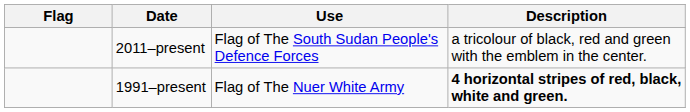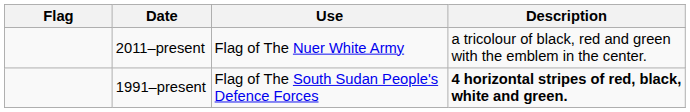(326, 47) Flag of The South Sudan People's Defence Forces -> (309, 47) Flag of The Nuer White Army
(309, 87) Flag of The Nuer White Army -> (326, 87) Flag of The South Sudan People's Defence Forces
